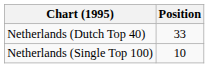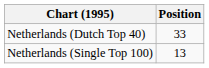(180, 53) 10 -> (180, 53) 13
